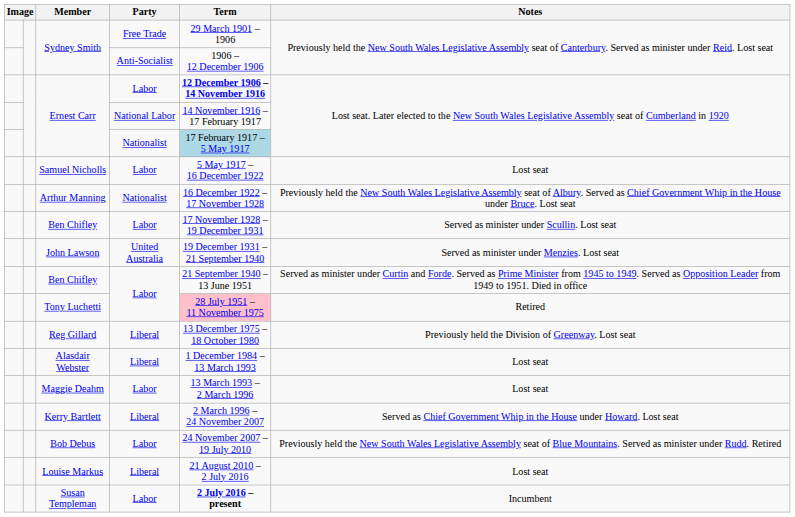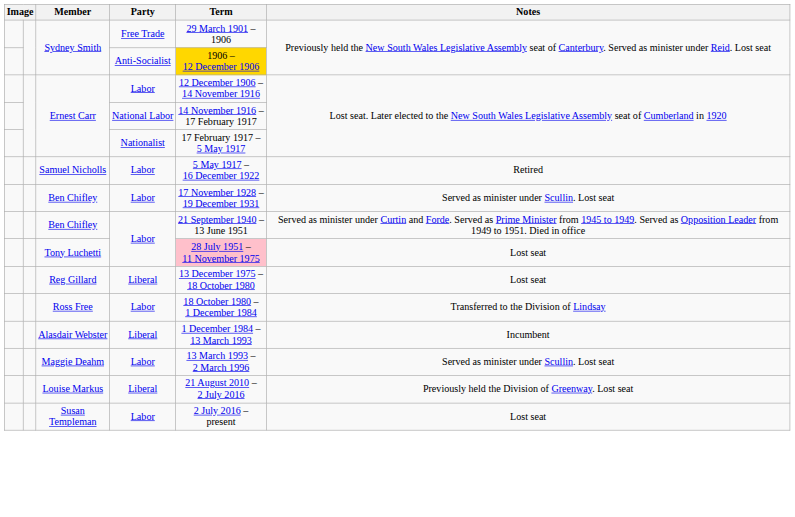(225, 61) no background -> (221, 61) gold background
(225, 88) bold -> (221, 88) normal
(225, 143) lightblue background -> (221, 143) no background
(530, 170) Lost seat -> (528, 170) Retired
- row: (73, 198)
- row: (73, 252)
(530, 307) Retired -> (528, 252) Lost seat
(530, 334) Previously held the Division of Greenway. Lost seat -> (528, 280) Lost seat
+ row: (73, 307)
(530, 362) Lost seat -> (528, 334) Incumbent
(530, 389) Lost seat -> (528, 362) Served as minister under Scullin. Lost seat
- row: (73, 416)
- row: (73, 444)
(530, 471) Lost seat -> (528, 389) Previously held the Division of Greenway. Lost seat
(225, 498) bold -> (221, 416) normal
(530, 498) Incumbent -> (528, 416) Lost seat
